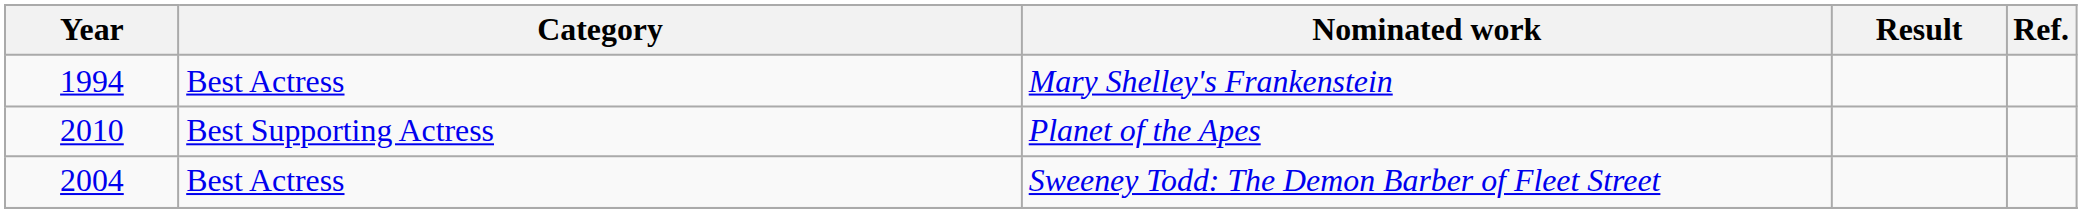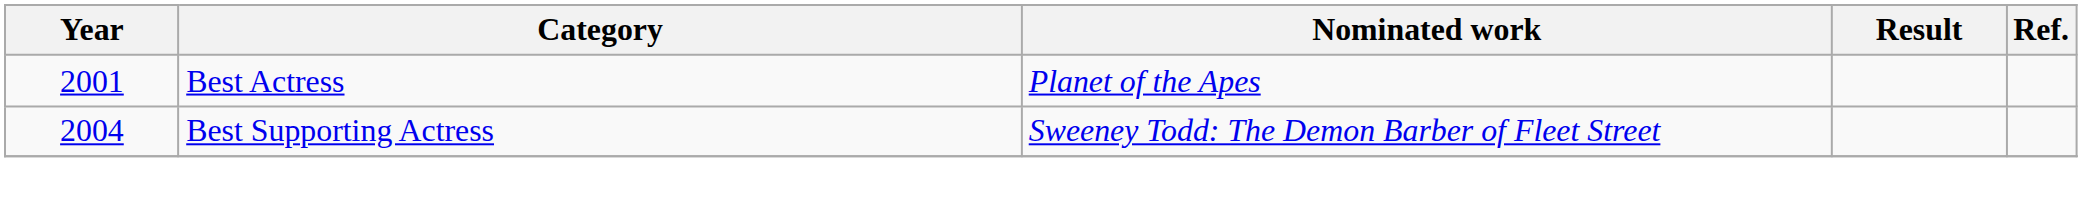- row: (1211, 80)
(92, 130) 2010 -> (92, 80) 2001
(340, 130) Best Supporting Actress -> (265, 80) Best Actress
(265, 181) Best Actress -> (340, 130) Best Supporting Actress
